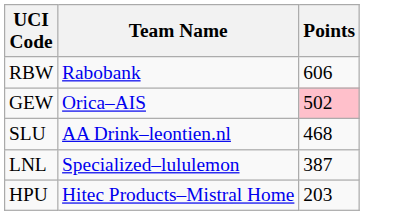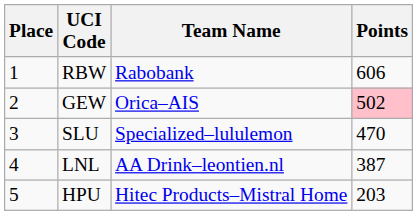+ column: (31, 30)
(147, 133) AA Drink–leontien.nl -> (204, 133) Specialized–lululemon
(318, 133) 468 -> (371, 133) 470
(151, 164) Specialized–lululemon -> (200, 164) AA Drink–leontien.nl
